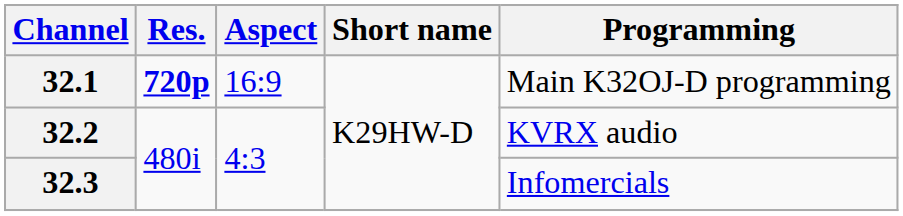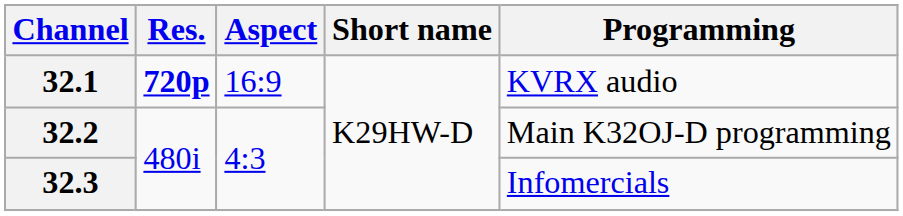(699, 81) Main K32OJ-D programming -> (592, 81) KVRX audio
(592, 132) KVRX audio -> (699, 132) Main K32OJ-D programming
